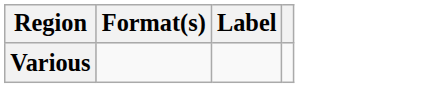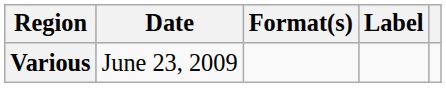+ column: (170, 23)
